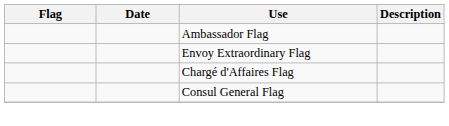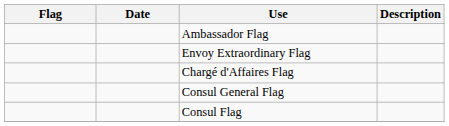+ row: (212, 111)
